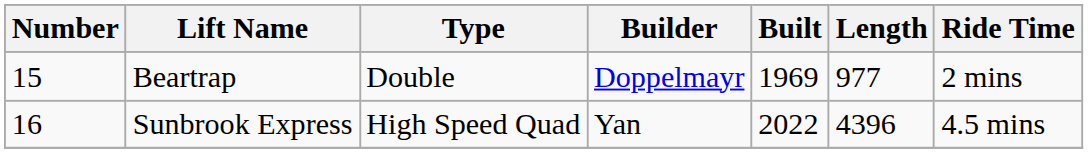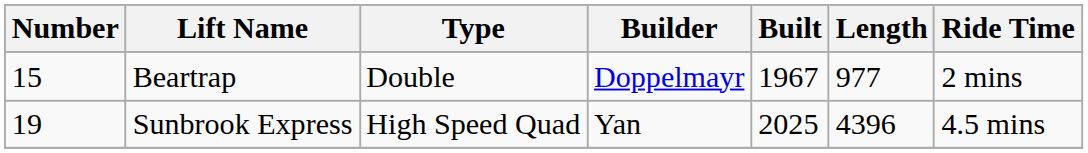(788, 76) 1969 -> (788, 76) 1967
(27, 123) 16 -> (27, 123) 19
(788, 123) 2022 -> (788, 123) 2025
